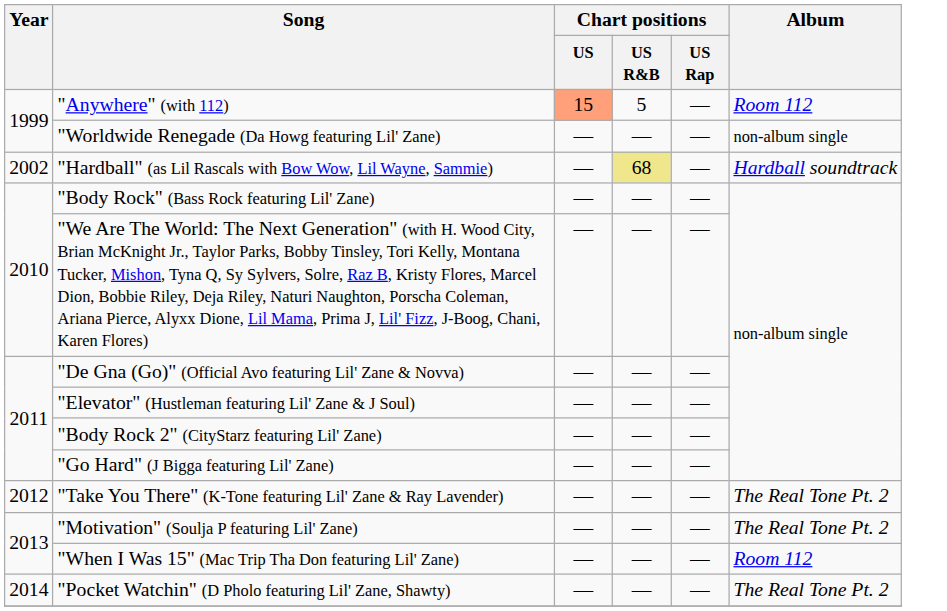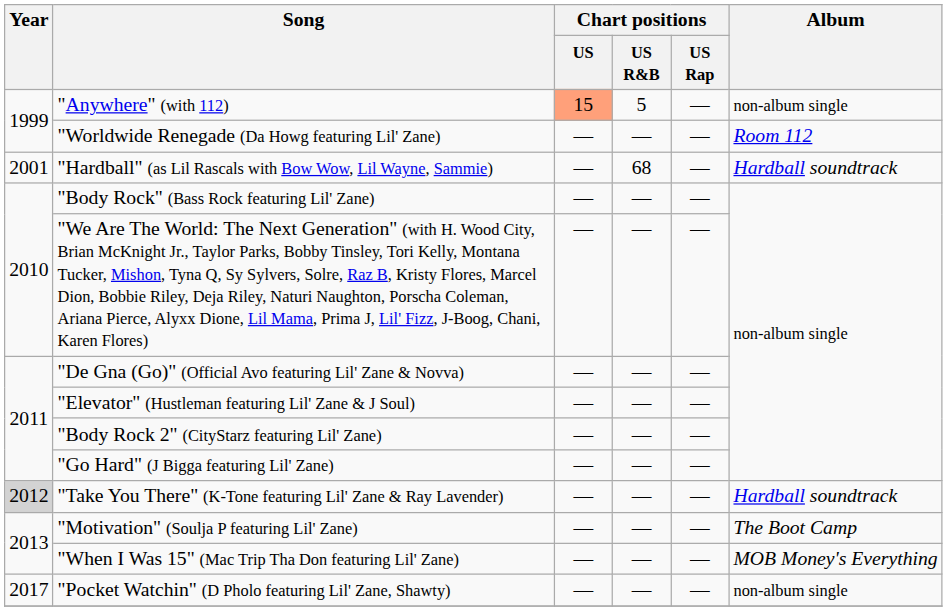(773, 104) Room 112 -> (791, 105) non-album single
(791, 137) non-album single -> (773, 135) Room 112
(29, 167) 2002 -> (29, 167) 2001
(642, 167) khaki background -> (642, 167) no background
(29, 496) no background -> (29, 496) lightgrey background
(811, 496) The Real Tone Pt. 2 -> (815, 496) Hardball soundtrack
(811, 527) The Real Tone Pt. 2 -> (795, 527) The Boot Camp
(773, 558) Room 112 -> (836, 558) MOB Money's Everything
(29, 589) 2014 -> (29, 589) 2017
(811, 589) The Real Tone Pt. 2 -> (791, 591) non-album single
